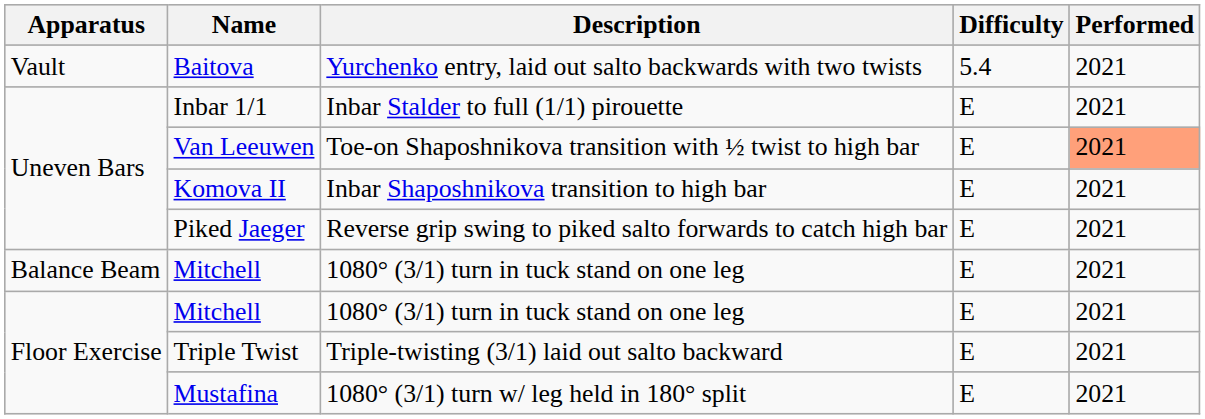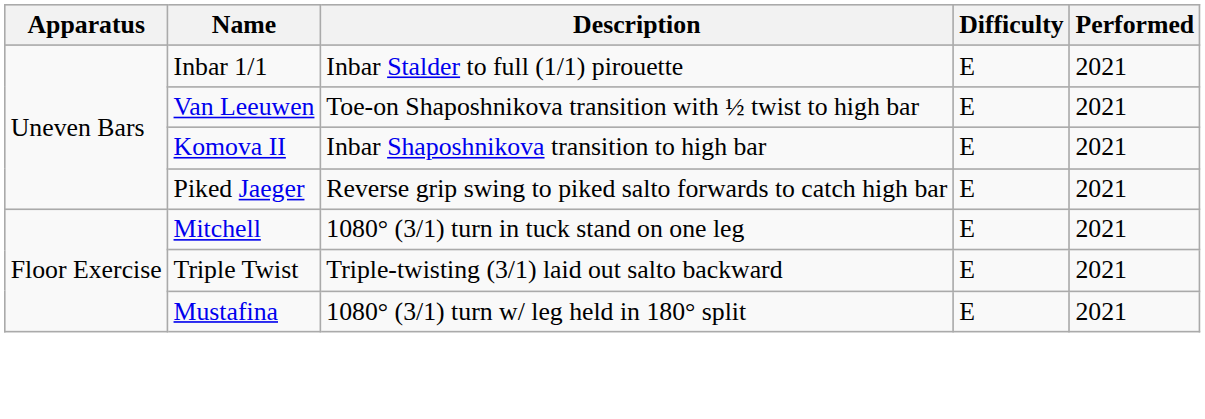- row: (38, 65)
(1101, 147) lightsalmon background -> (1101, 106) no background
- row: (85, 270)
